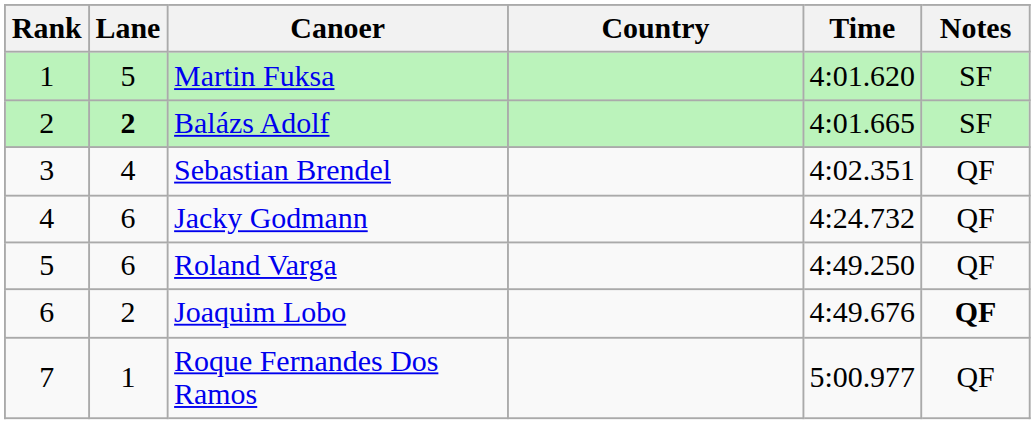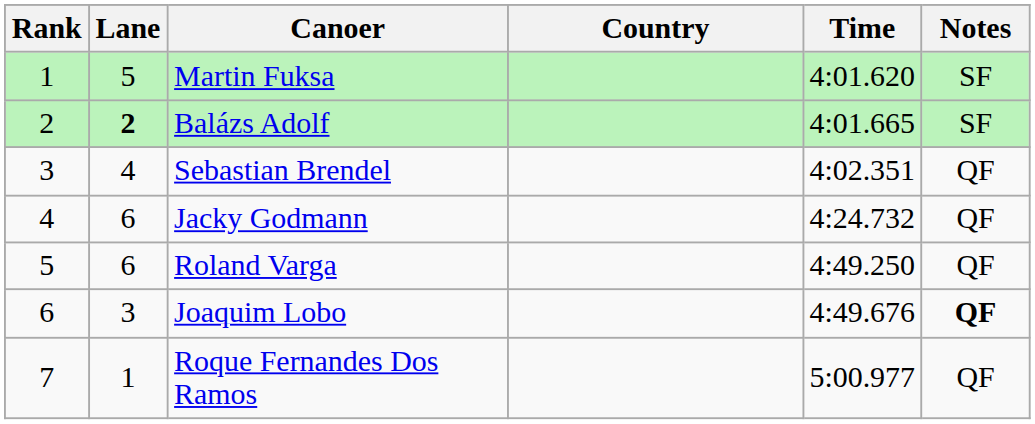(128, 312) 2 -> (128, 312) 3
